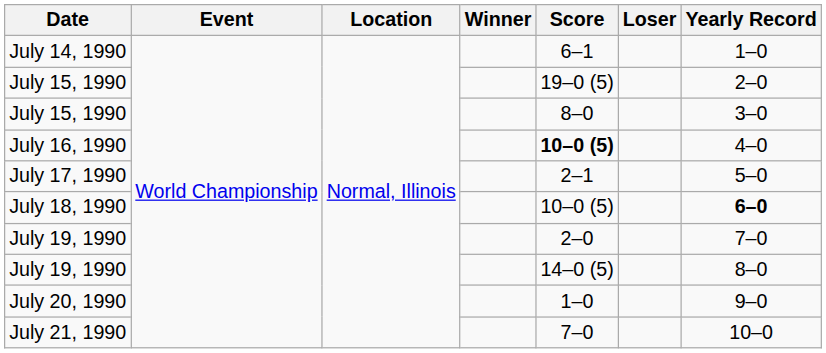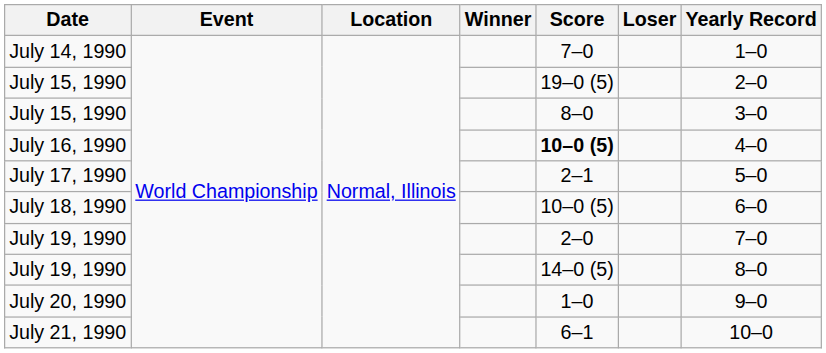(577, 51) 6–1 -> (577, 51) 7–0
(751, 207) bold -> (751, 207) normal
(577, 332) 7–0 -> (577, 332) 6–1
